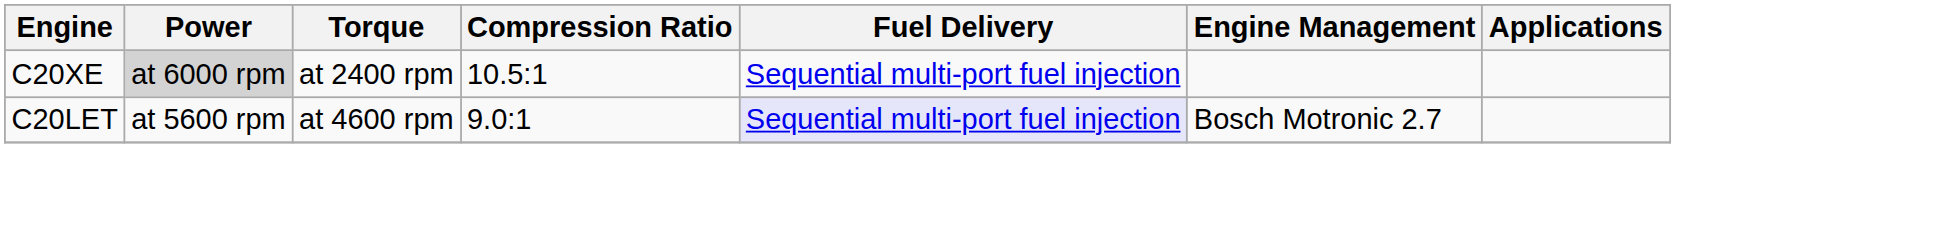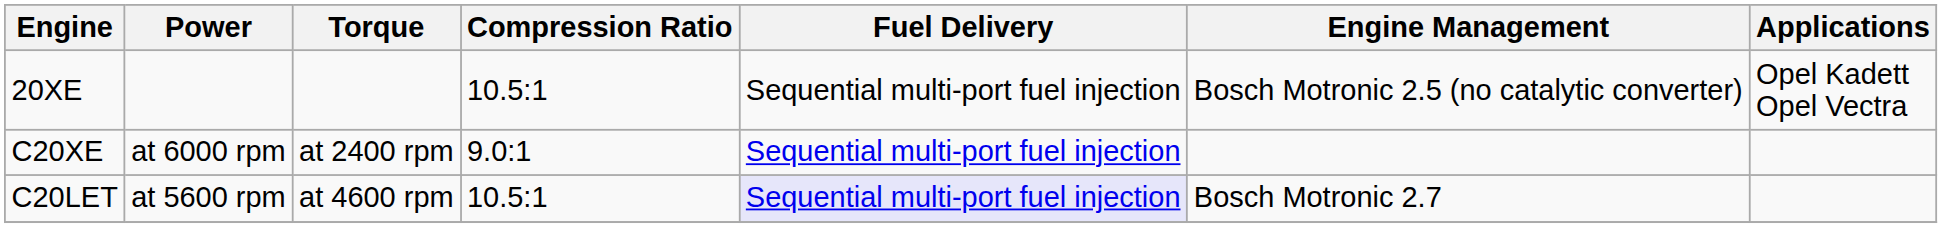+ row: (47, 89)
(208, 73) lightgrey background -> (208, 151) no background
(507, 73) 10.5:1 -> (499, 151) 9.0:1
(499, 119) 9.0:1 -> (507, 197) 10.5:1
